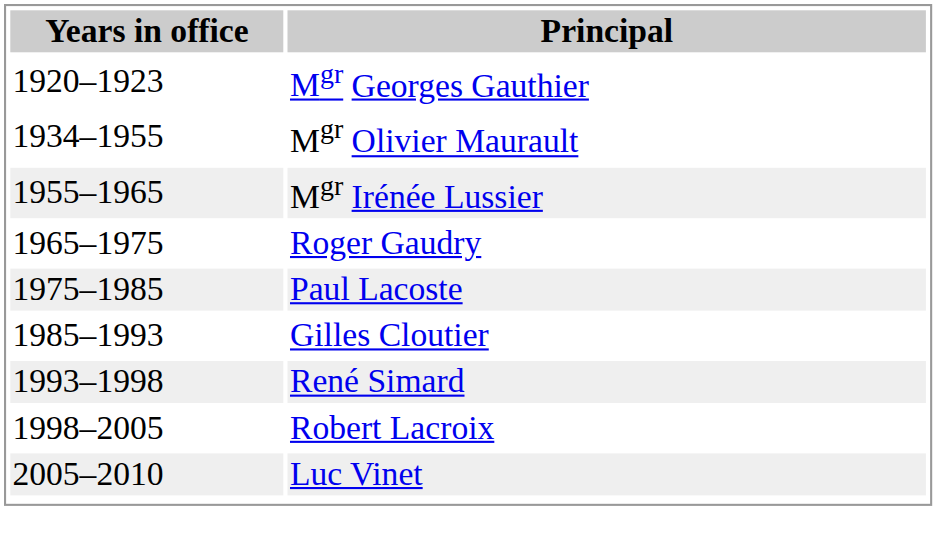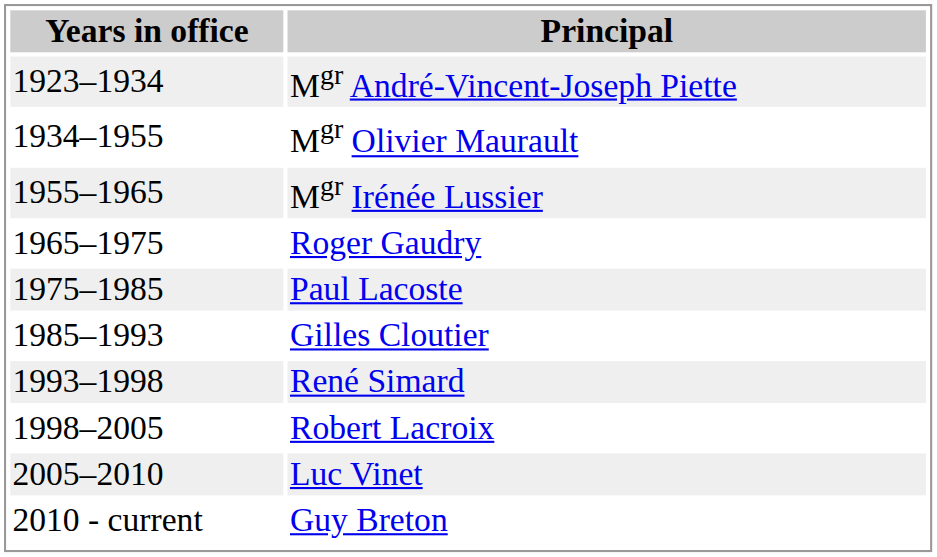- row: (439, 81)
+ row: (513, 81)
+ row: (369, 520)
